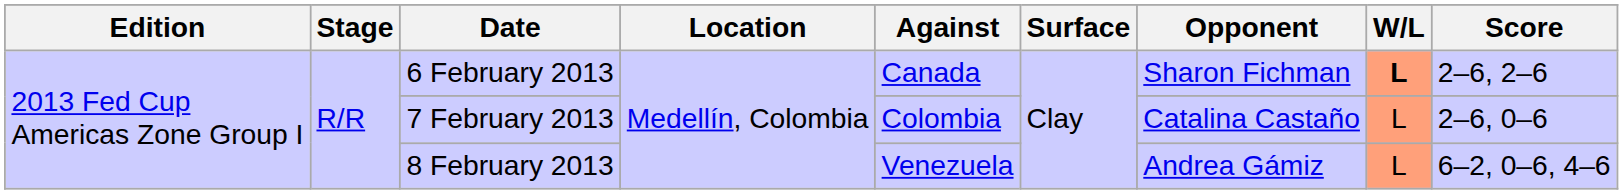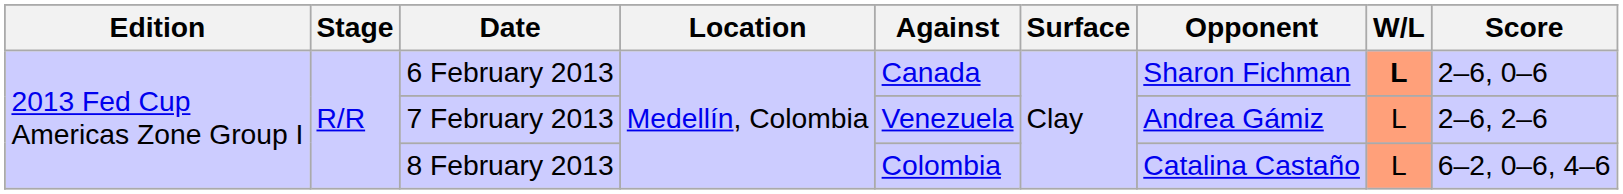(1493, 72) 2–6, 2–6 -> (1493, 72) 2–6, 0–6
(941, 118) Colombia -> (948, 118) Venezuela
(1252, 118) Catalina Castaño -> (1234, 118) Andrea Gámiz
(1493, 118) 2–6, 0–6 -> (1493, 118) 2–6, 2–6
(948, 164) Venezuela -> (941, 164) Colombia
(1234, 164) Andrea Gámiz -> (1252, 164) Catalina Castaño
